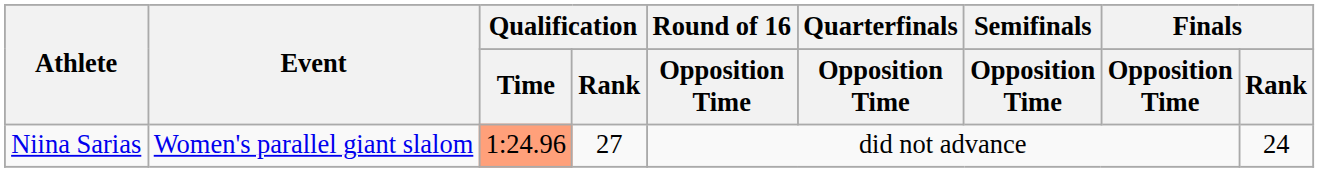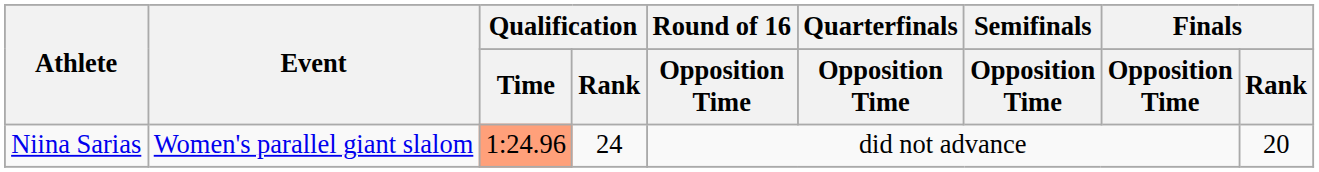(609, 145) 27 -> (609, 145) 24
(1276, 145) 24 -> (1276, 145) 20
